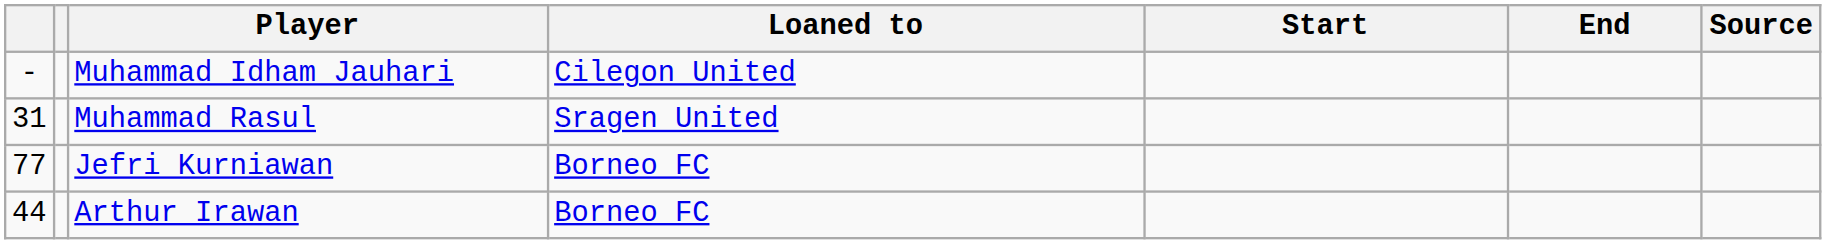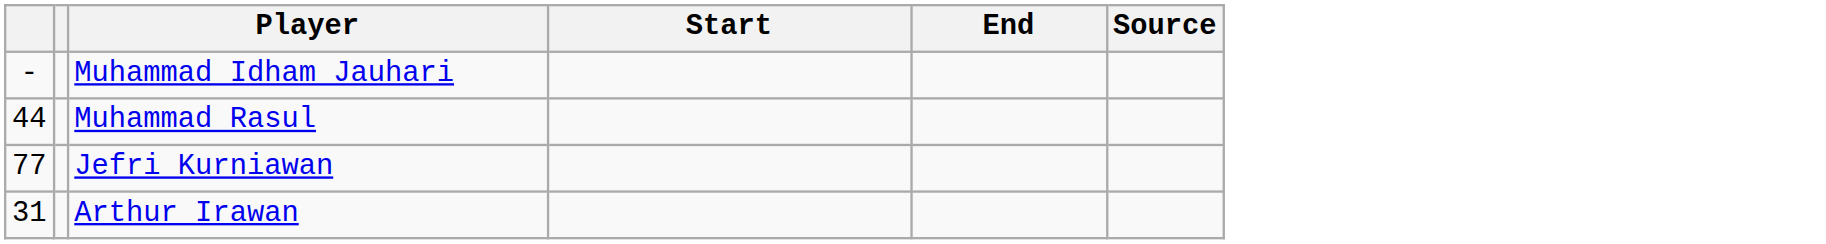- column: (845, 29)
(29, 122) 31 -> (29, 122) 44
(29, 215) 44 -> (29, 215) 31
